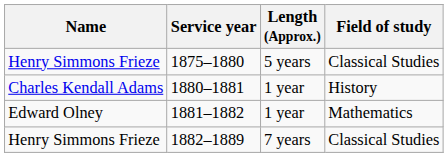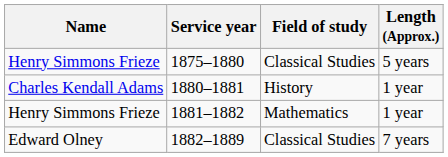columns swapped: (292, 26) <-> (384, 26)
(56, 113) Edward Olney -> (84, 113) Henry Simmons Frieze
(84, 139) Henry Simmons Frieze -> (56, 139) Edward Olney
